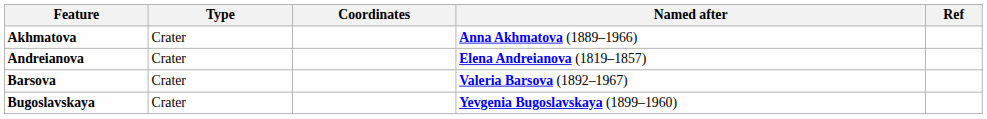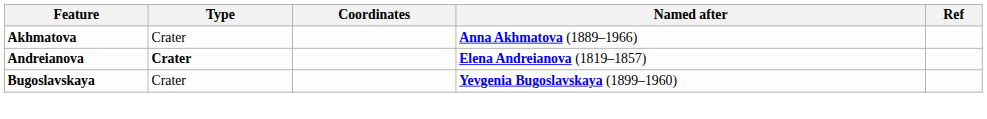(169, 59) normal -> (171, 59) bold
- row: (32, 80)
